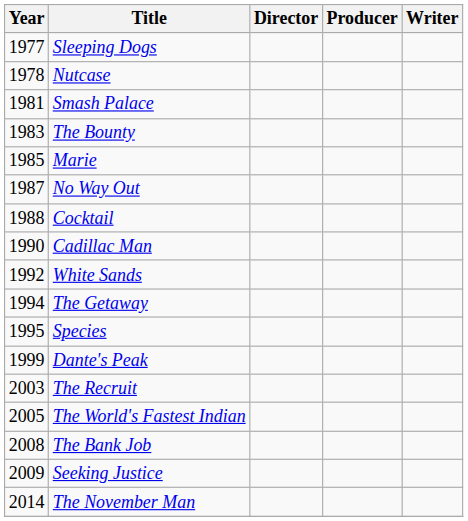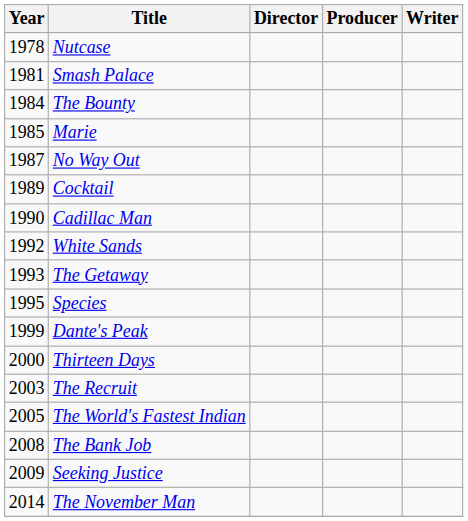- row: (105, 47)
(27, 132) 1983 -> (27, 103) 1984
(27, 217) 1988 -> (27, 189) 1989
(27, 302) 1994 -> (27, 274) 1993
+ row: (104, 359)
